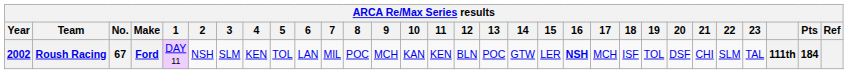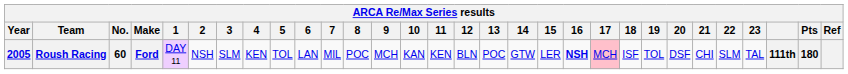(19, 54) 2002 -> (19, 54) 2005
(120, 54) 67 -> (120, 54) 60
(605, 54) no background -> (605, 54) pink background
(810, 54) 184 -> (810, 54) 180
